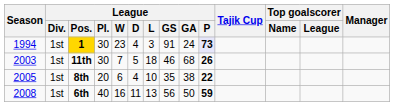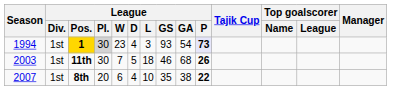(103, 45) no background -> (103, 45) lightgrey background
(169, 45) 91 -> (166, 45) 93
(189, 45) 24 -> (186, 45) 54
(25, 77) 2005 -> (25, 77) 2007
- row: (81, 93)
